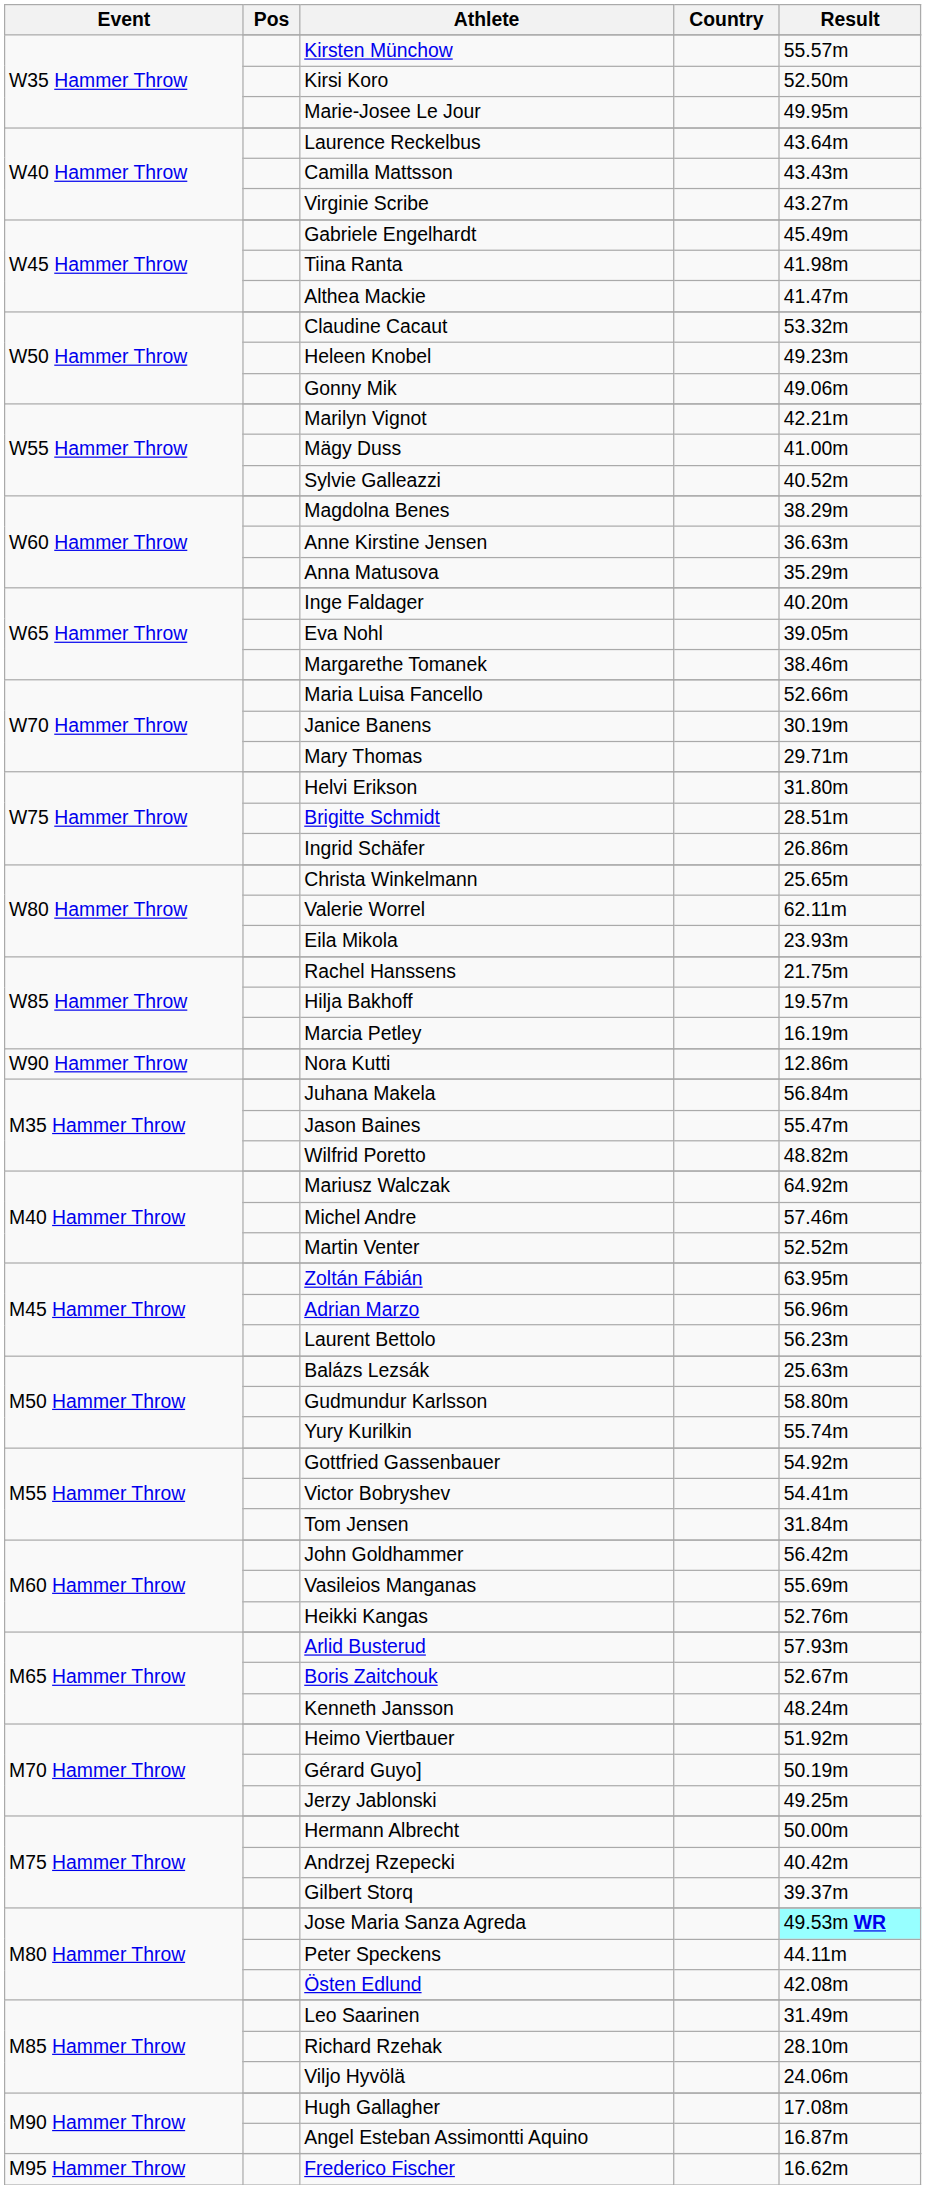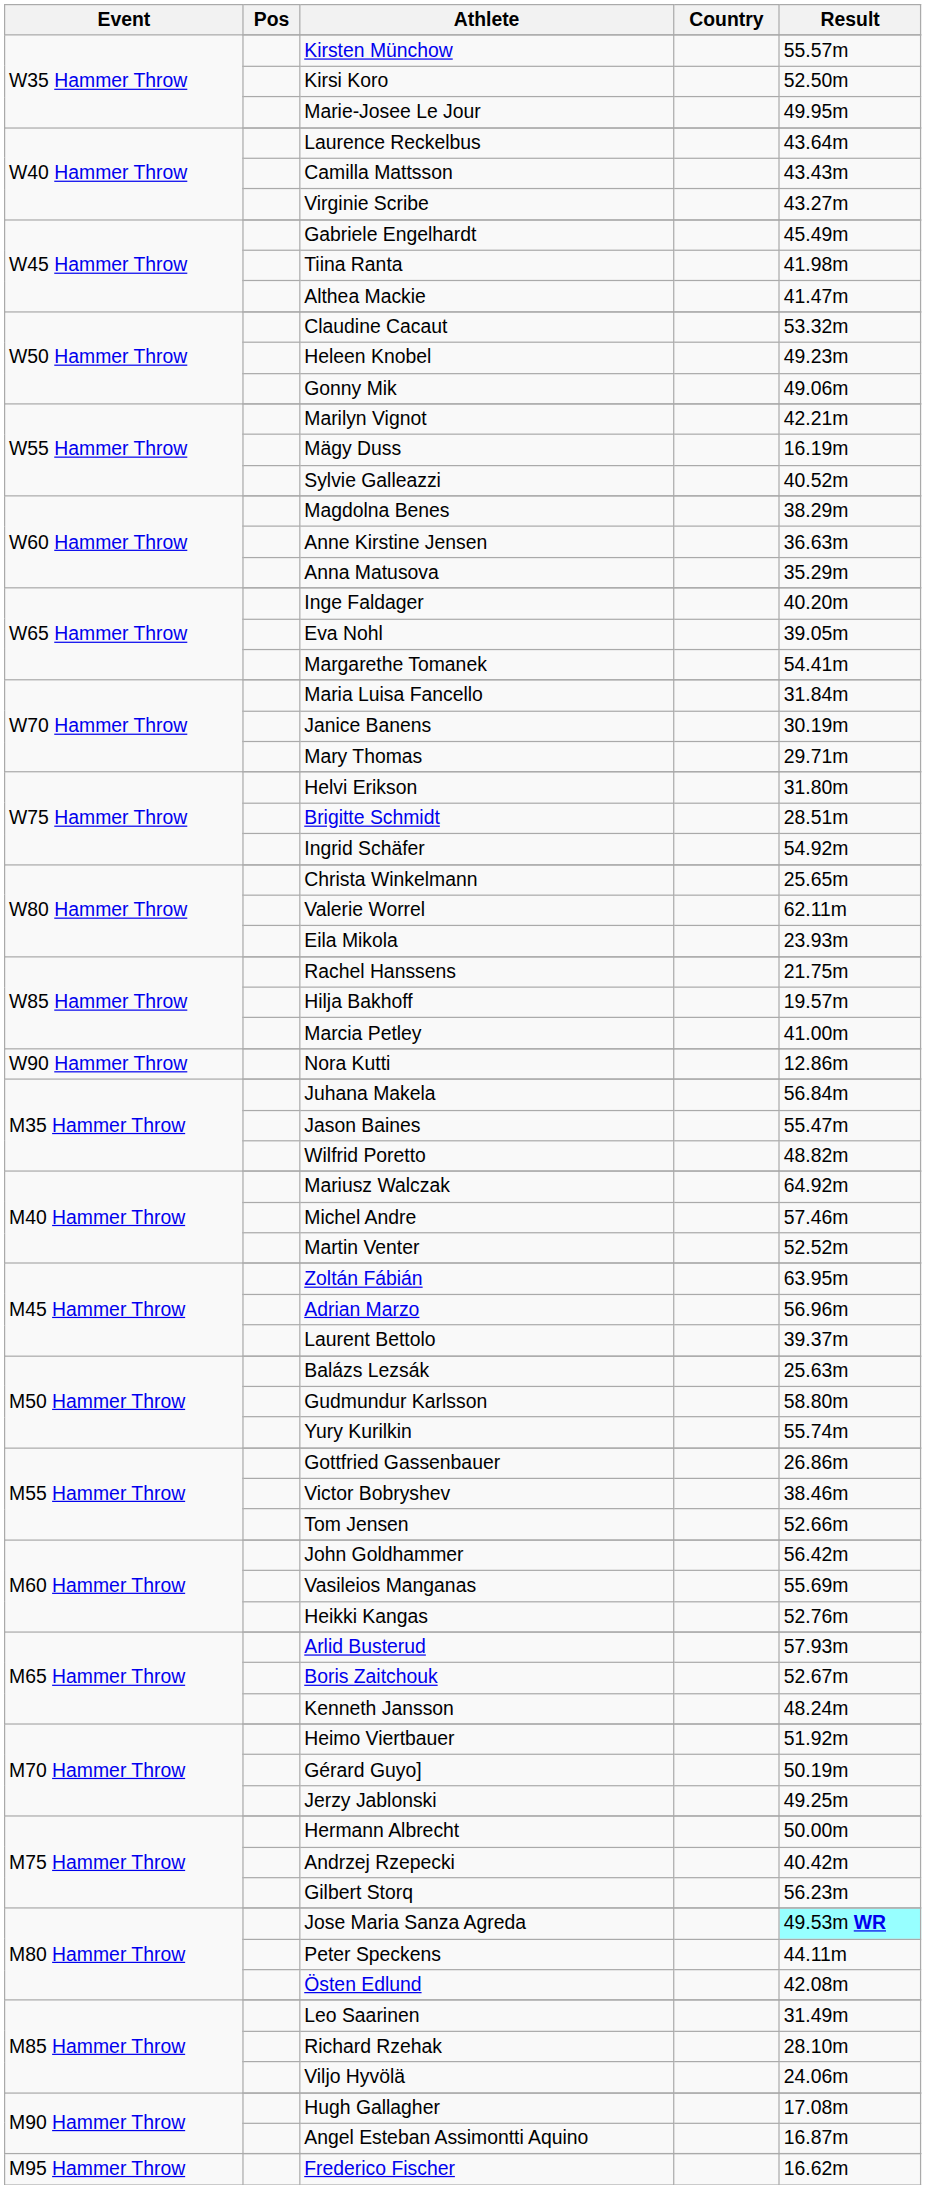(816, 449) 41.00m -> (816, 449) 16.19m
(816, 664) 38.46m -> (816, 664) 54.41m
(816, 695) 52.66m -> (816, 695) 31.84m
(816, 848) 26.86m -> (816, 848) 54.92m
(816, 1033) 16.19m -> (816, 1033) 41.00m
(816, 1340) 56.23m -> (816, 1340) 39.37m
(816, 1462) 54.92m -> (816, 1462) 26.86m
(816, 1493) 54.41m -> (816, 1493) 38.46m
(816, 1524) 31.84m -> (816, 1524) 52.66m
(816, 1892) 39.37m -> (816, 1892) 56.23m
